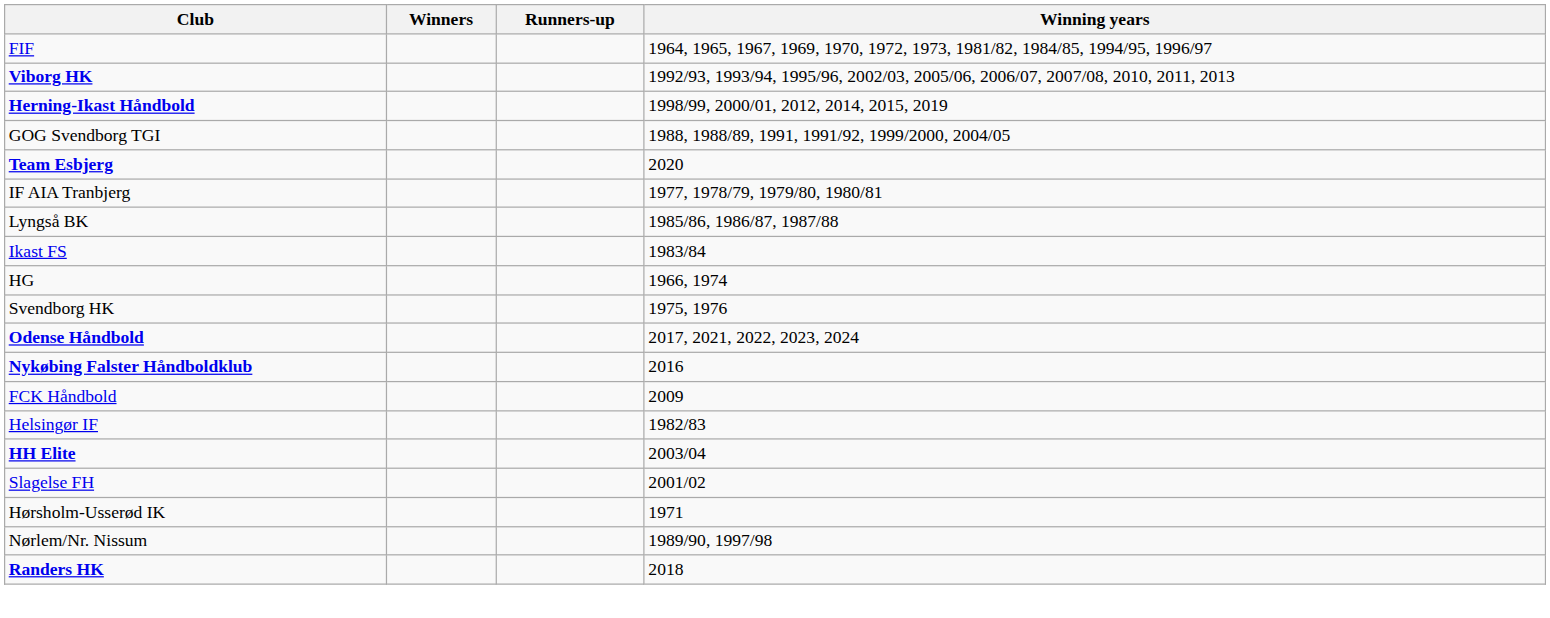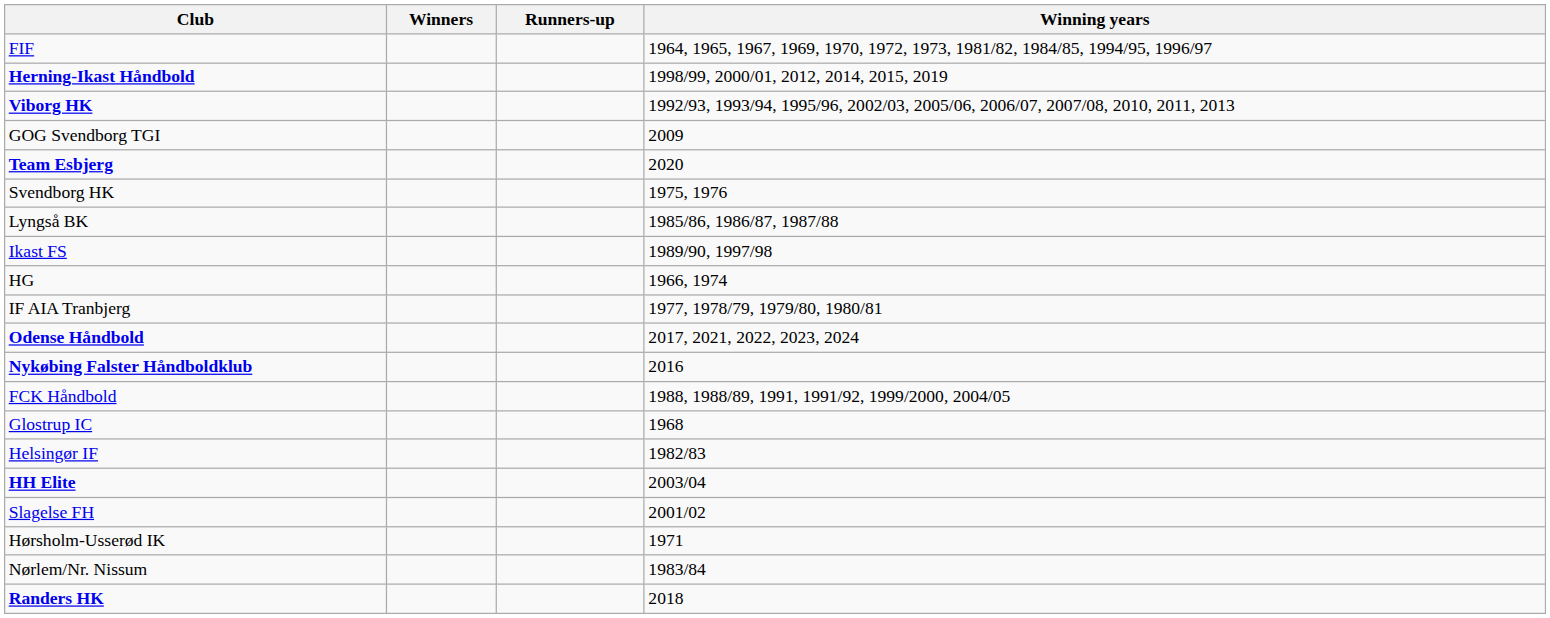rows swapped: (51, 77) <-> (102, 106)
(829, 135) 1988, 1988/89, 1991, 1991/92, 1999/2000, 2004/05 -> (666, 135) 2009
rows swapped: (70, 193) <-> (61, 309)
(677, 251) 1983/84 -> (710, 251) 1989/90, 1997/98
(666, 396) 2009 -> (829, 396) 1988, 1988/89, 1991, 1991/92, 1999/2000, 2004/05
+ row: (50, 425)
(710, 540) 1989/90, 1997/98 -> (677, 569) 1983/84
